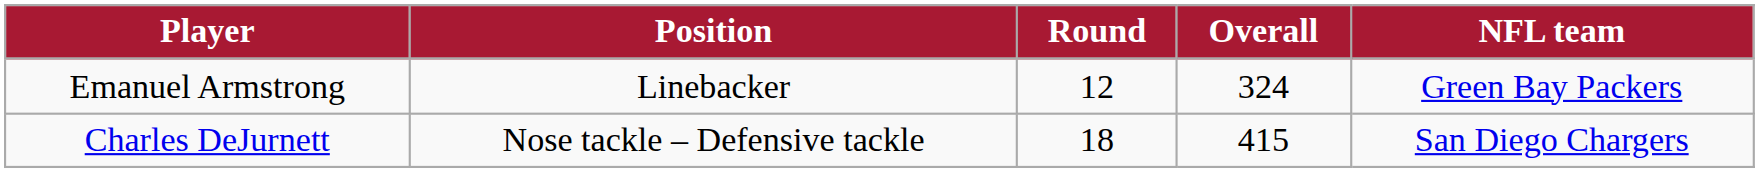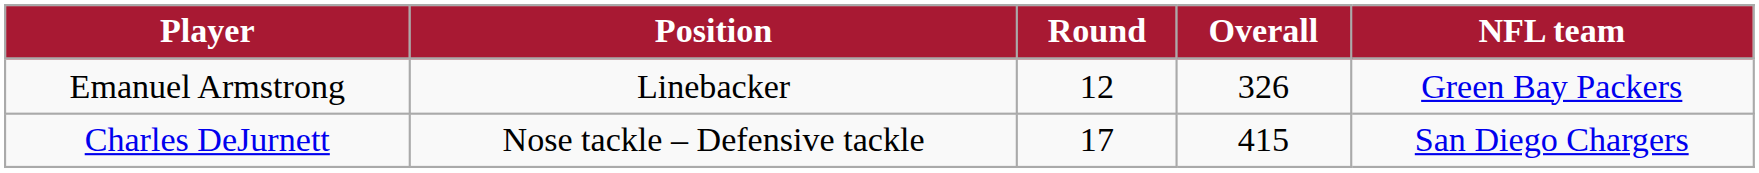(1263, 85) 324 -> (1263, 85) 326
(1097, 139) 18 -> (1097, 139) 17
